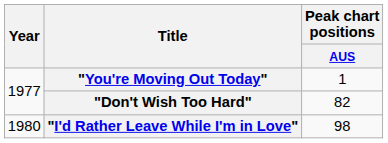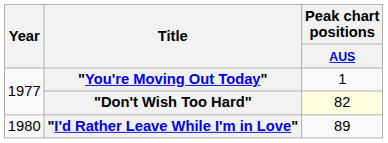(342, 102) no background -> (342, 102) lightyellow background
(342, 126) 98 -> (342, 126) 89
